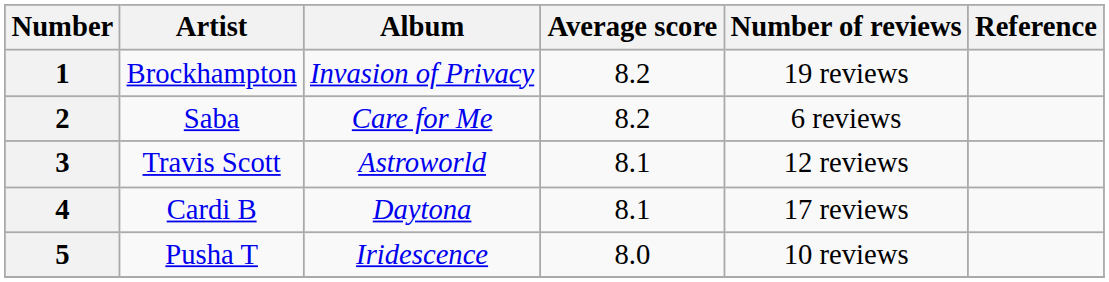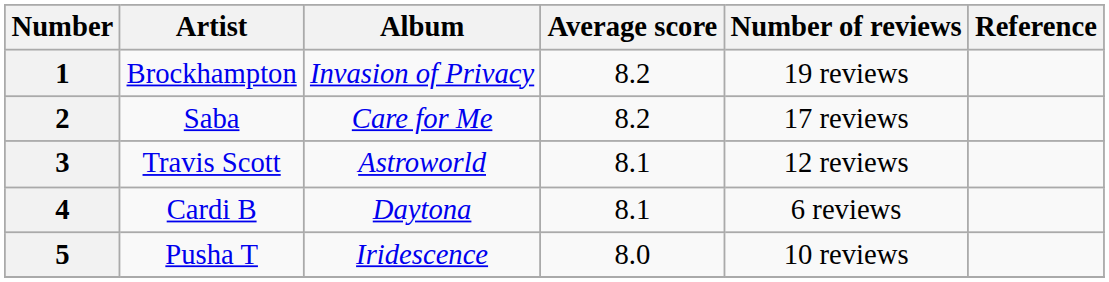(846, 118) 6 reviews -> (846, 118) 17 reviews
(846, 208) 17 reviews -> (846, 208) 6 reviews
